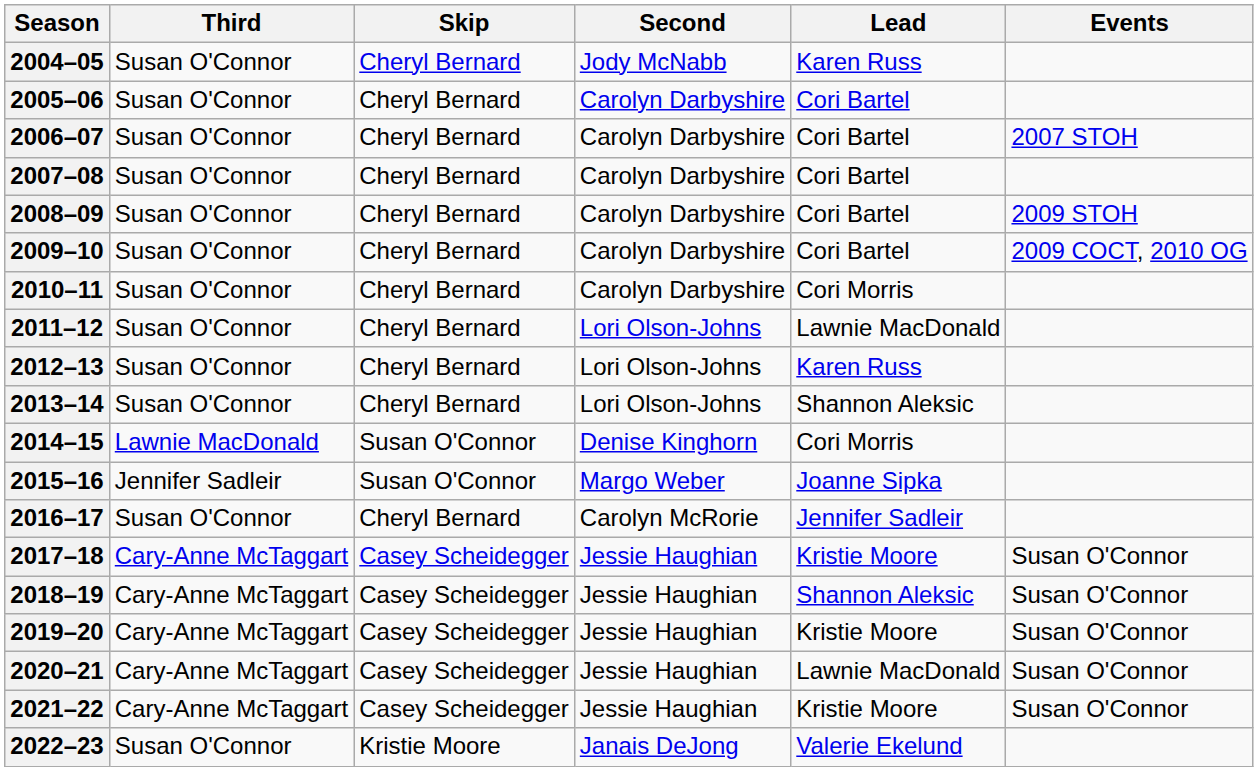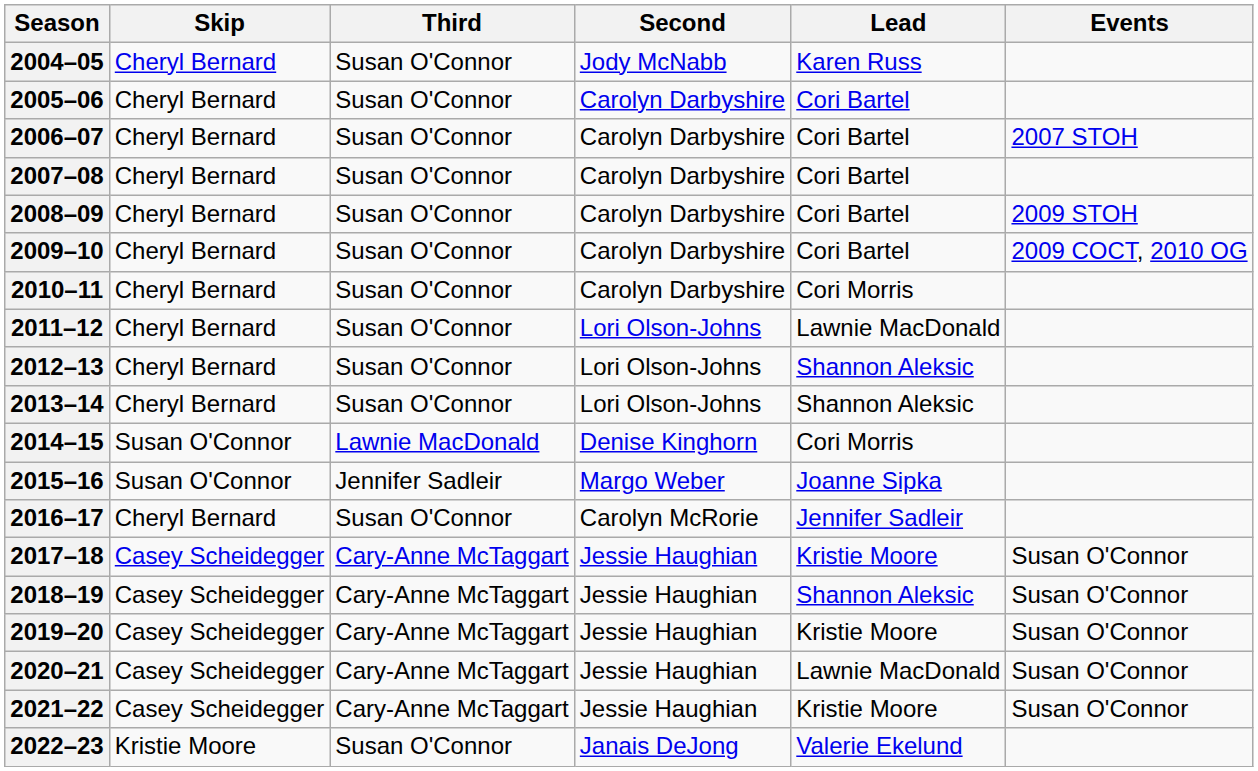columns swapped: (464, 23) <-> (232, 23)
(859, 366) Karen Russ -> (885, 366) Shannon Aleksic
